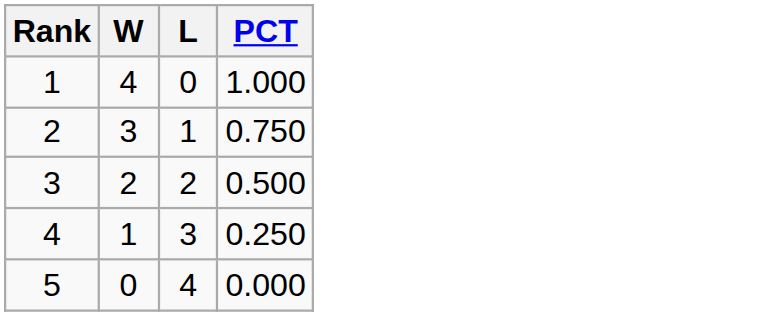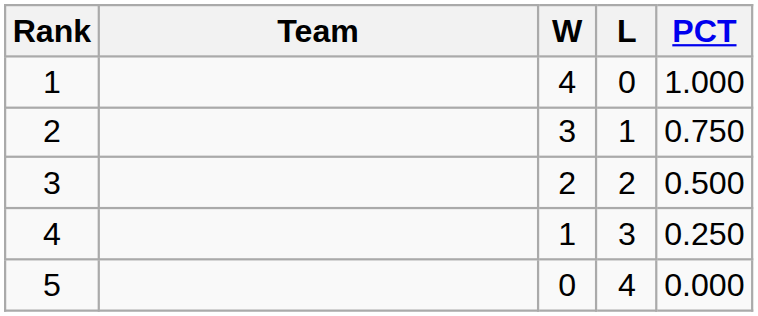+ column: (318, 31)
